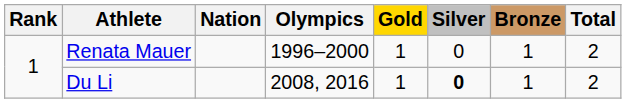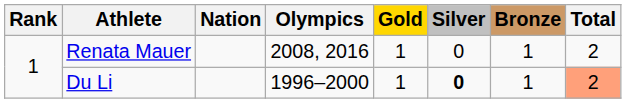(320, 51) 1996–2000 -> (320, 51) 2008, 2016
(320, 82) 2008, 2016 -> (320, 82) 1996–2000
(593, 82) no background -> (593, 82) lightsalmon background
